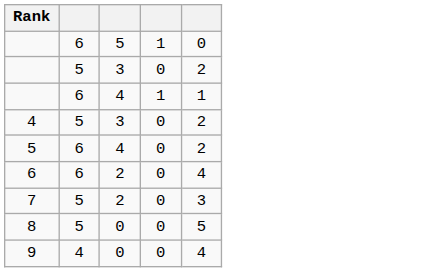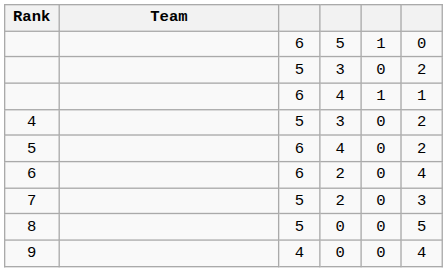+ column: (169, 17)
